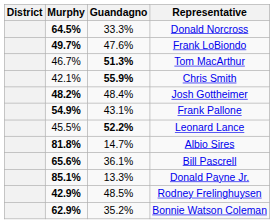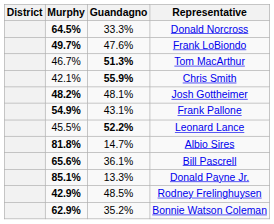(119, 95) 48.4% -> (119, 95) 48.1%
